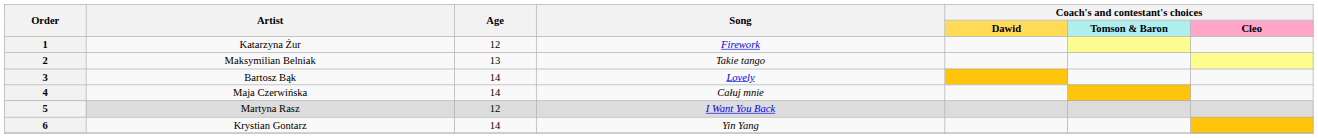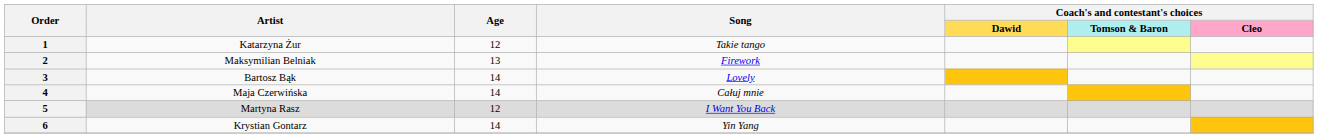(740, 45) Firework -> (740, 45) Takie tango
(740, 61) Takie tango -> (740, 61) Firework
